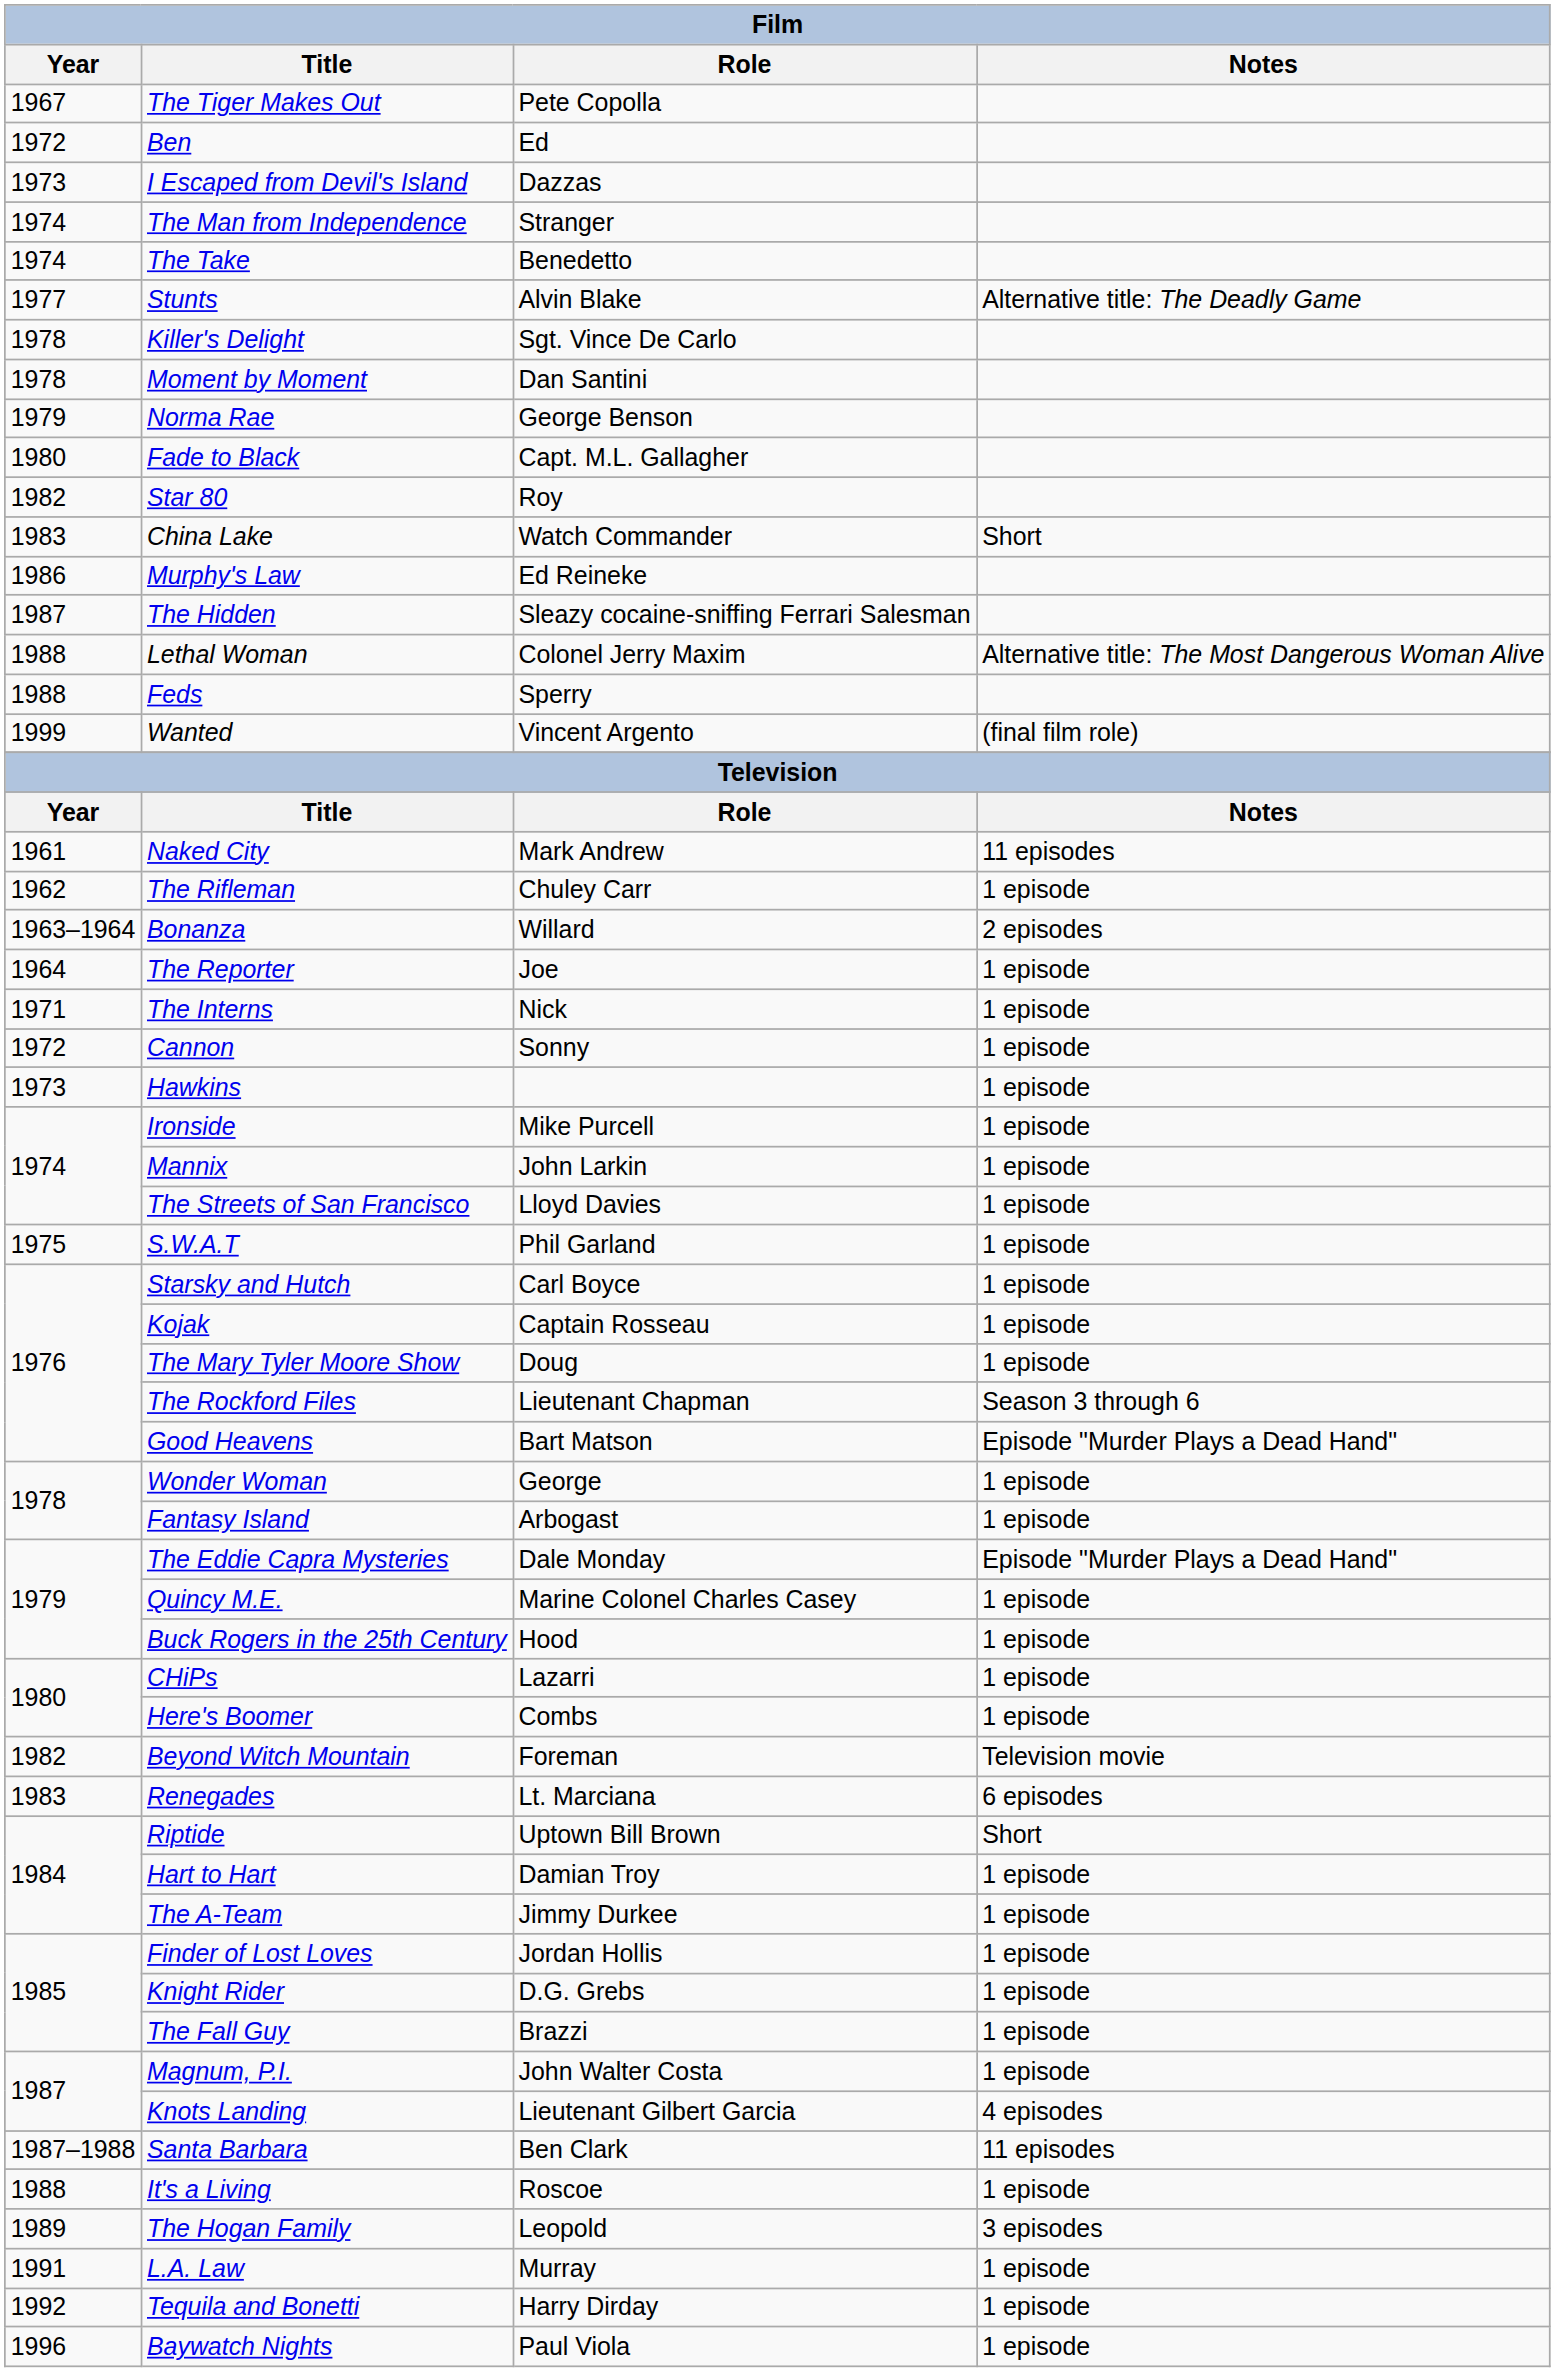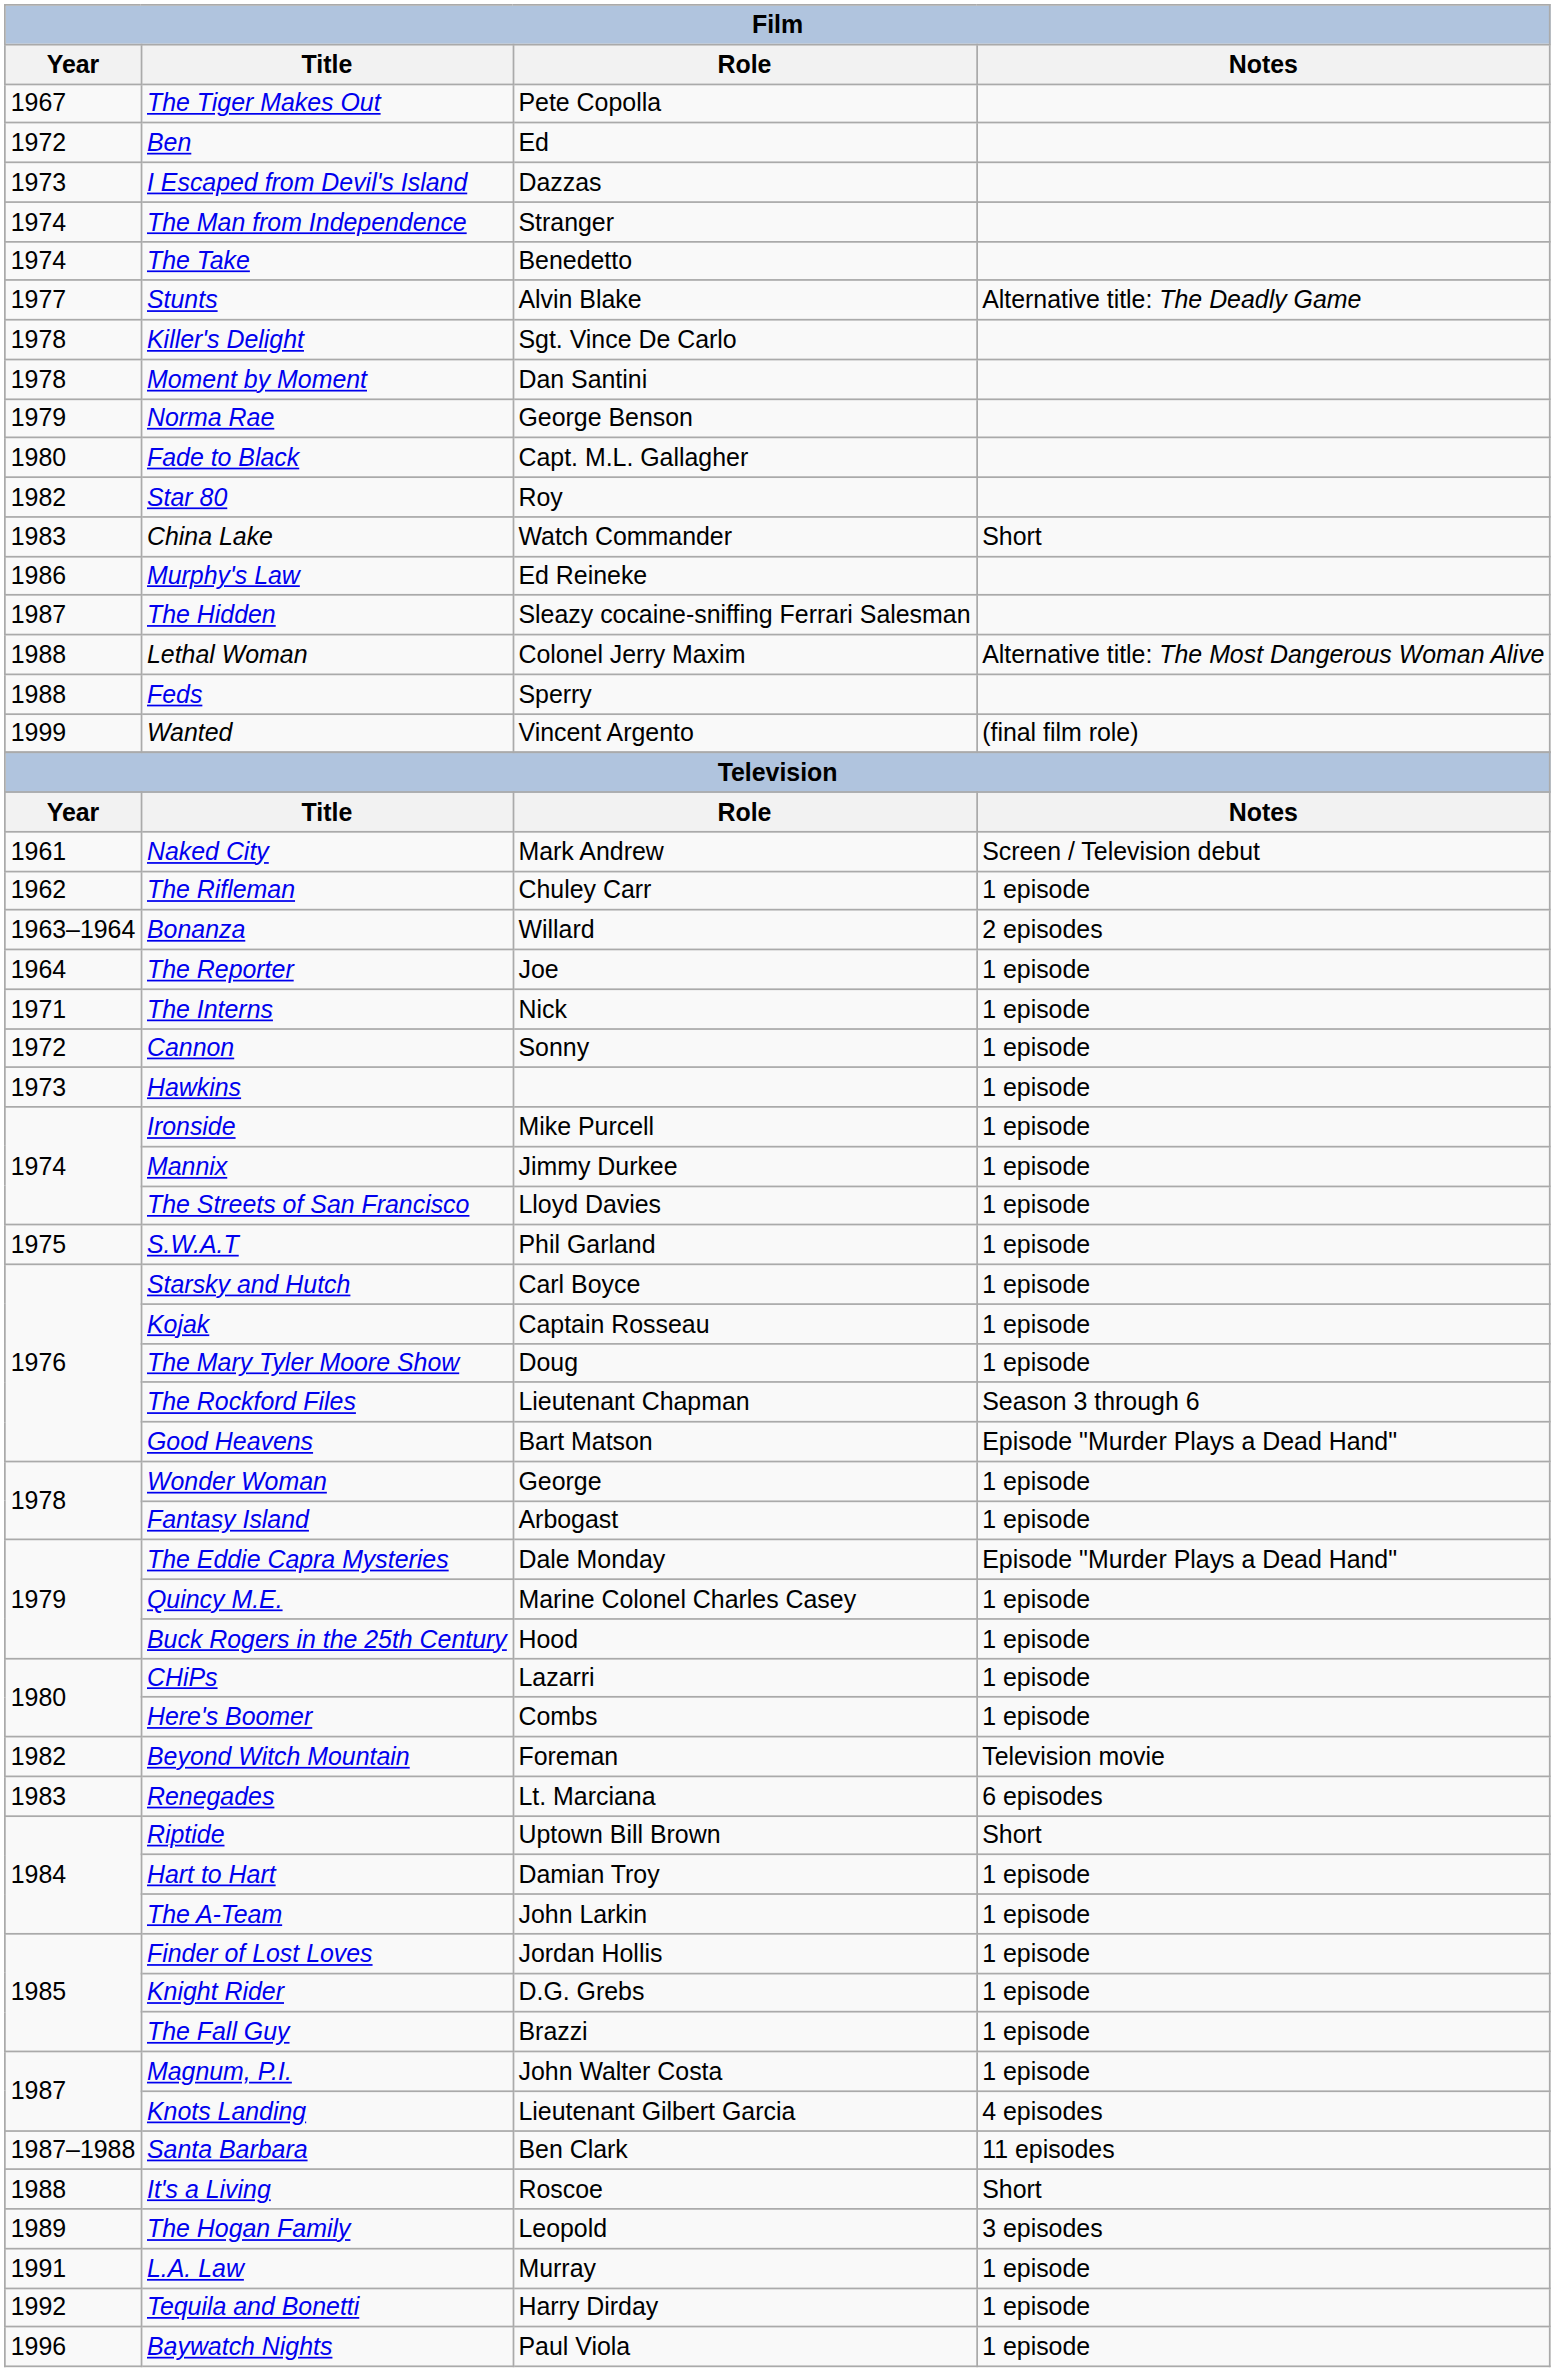(1048, 851) 11 episodes -> (1121, 851) Screen / Television debut
(583, 1166) John Larkin -> (598, 1166) Jimmy Durkee
(598, 1914) Jimmy Durkee -> (583, 1914) John Larkin
(1036, 2190) 1 episode -> (1012, 2190) Short
